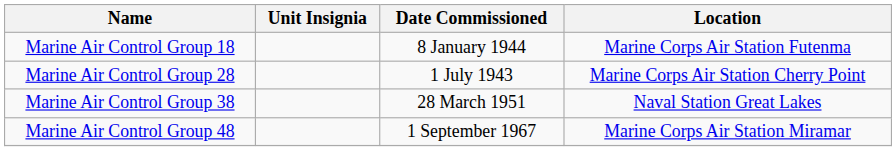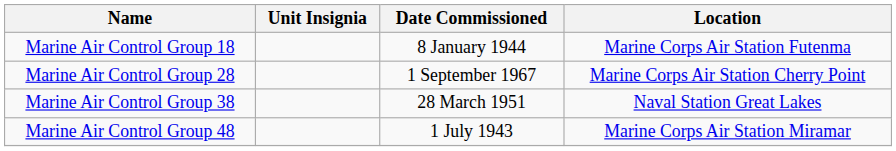(472, 74) 1 July 1943 -> (472, 74) 1 September 1967
(472, 131) 1 September 1967 -> (472, 131) 1 July 1943
